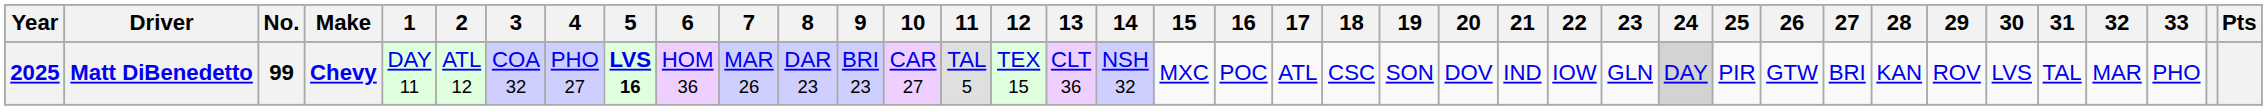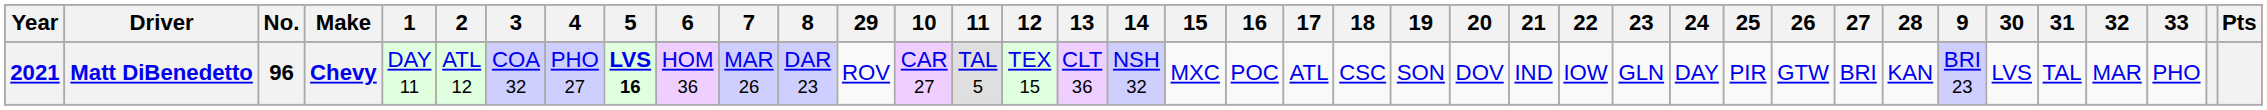columns swapped: (860, 23) <-> (1957, 23)
(35, 73) 2025 -> (35, 73) 2021
(281, 73) 99 -> (281, 73) 96
(1686, 73) lightgrey background -> (1697, 73) no background
